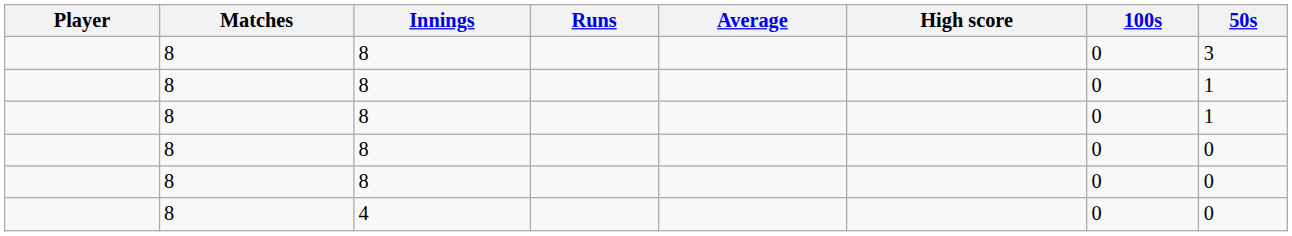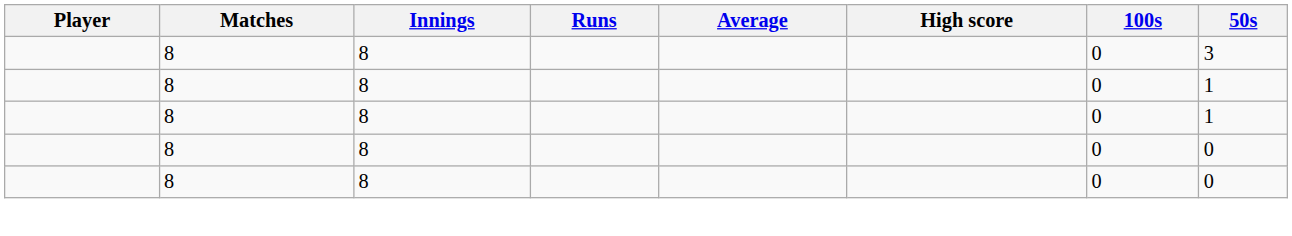- row: (82, 214)
